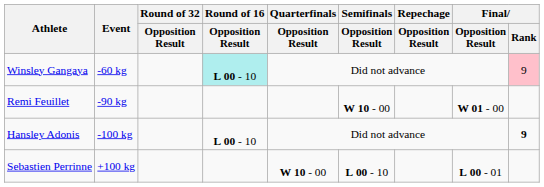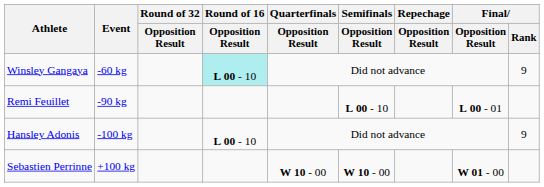(524, 70) pink background -> (524, 70) no background
(367, 109) W 10 - 00 -> (367, 109) L 00 - 10
(481, 109) W 01 - 00 -> (481, 109) L 00 - 01
(524, 134) bold -> (524, 134) normal
(367, 173) L 00 - 10 -> (367, 173) W 10 - 00
(481, 173) L 00 - 01 -> (481, 173) W 01 - 00
